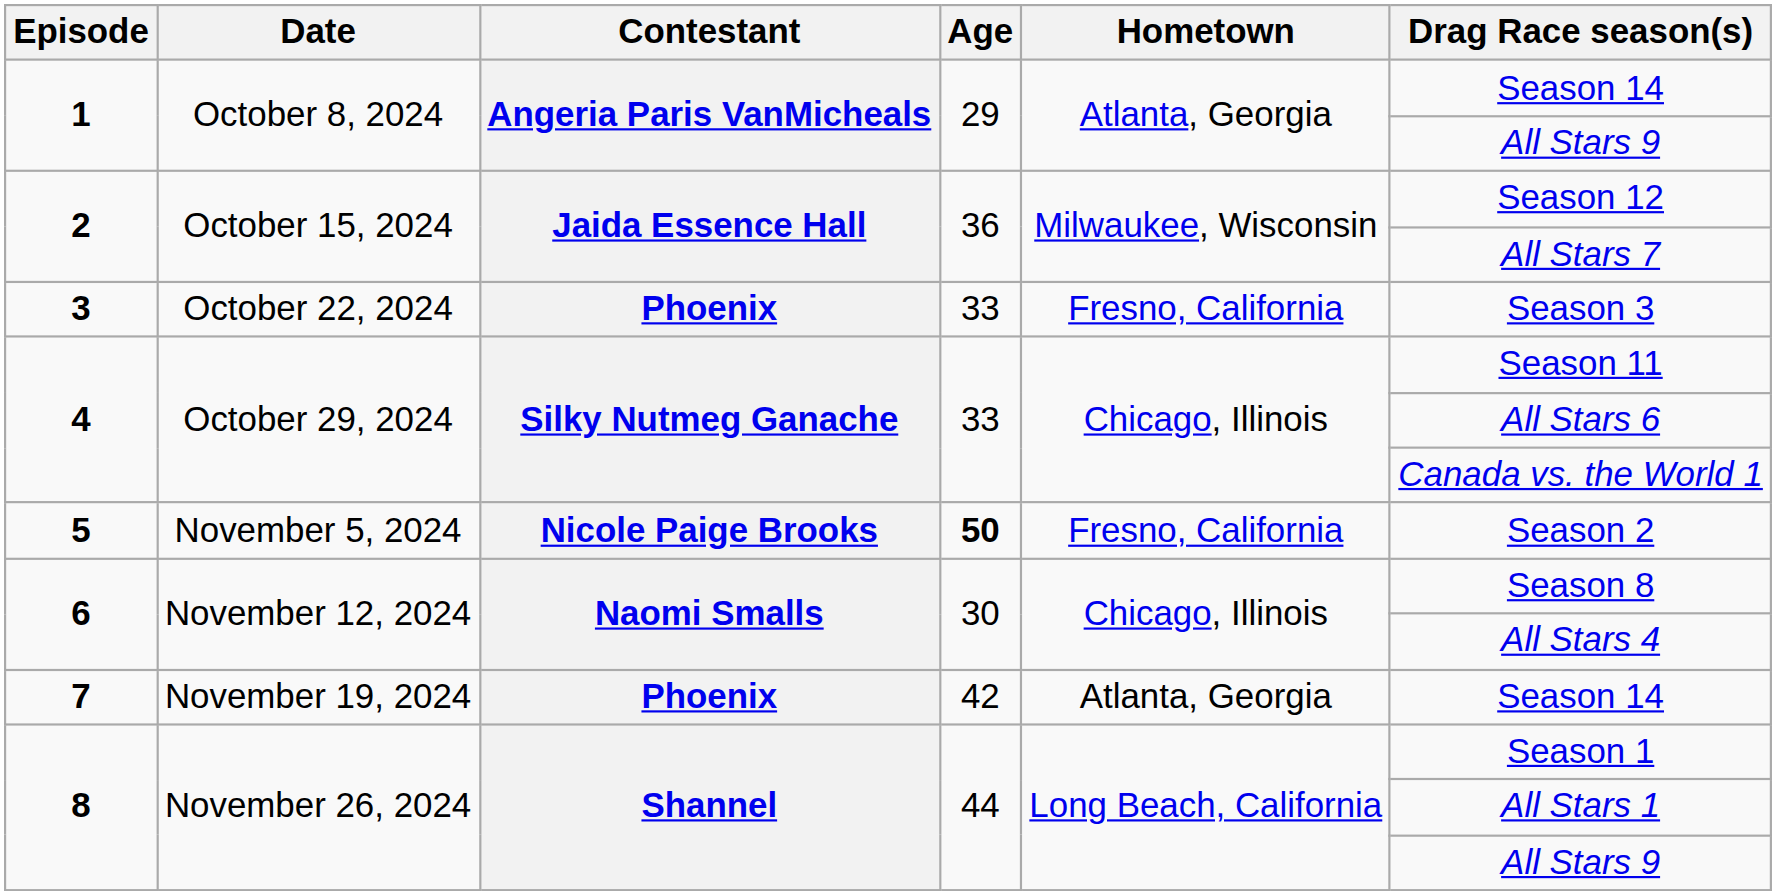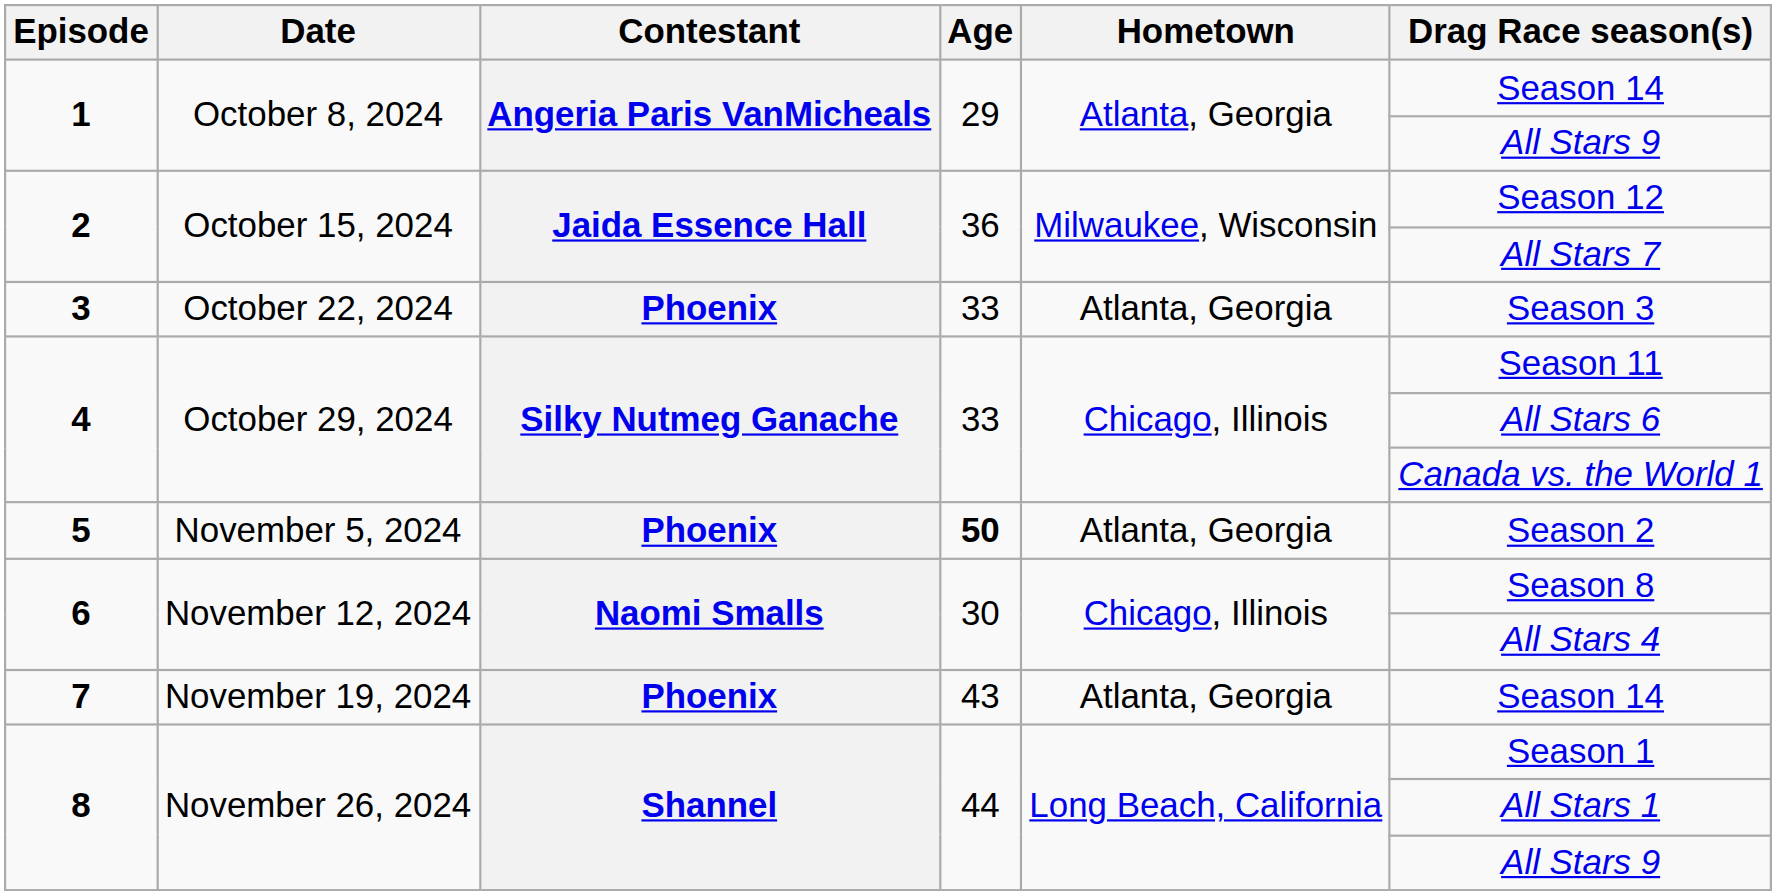(1206, 308) Fresno, California -> (1206, 308) Atlanta, Georgia
(709, 530) Nicole Paige Brooks -> (709, 530) Phoenix
(1206, 530) Fresno, California -> (1206, 530) Atlanta, Georgia
(980, 695) 42 -> (980, 695) 43
